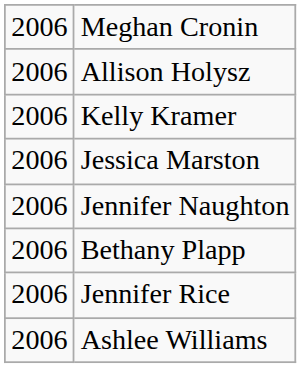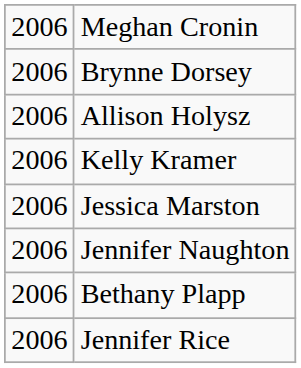+ row: (166, 71)
- row: (174, 339)
